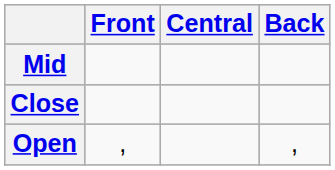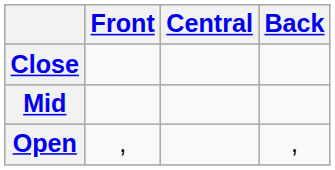rows swapped: (45, 104) <-> (45, 64)
